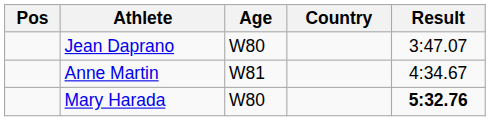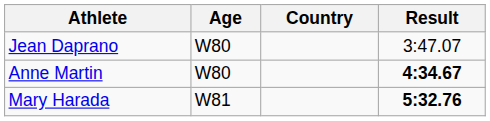- column: (33, 18)
(247, 73) W81 -> (213, 73) W80
(438, 73) normal -> (432, 73) bold
(247, 101) W80 -> (213, 101) W81
